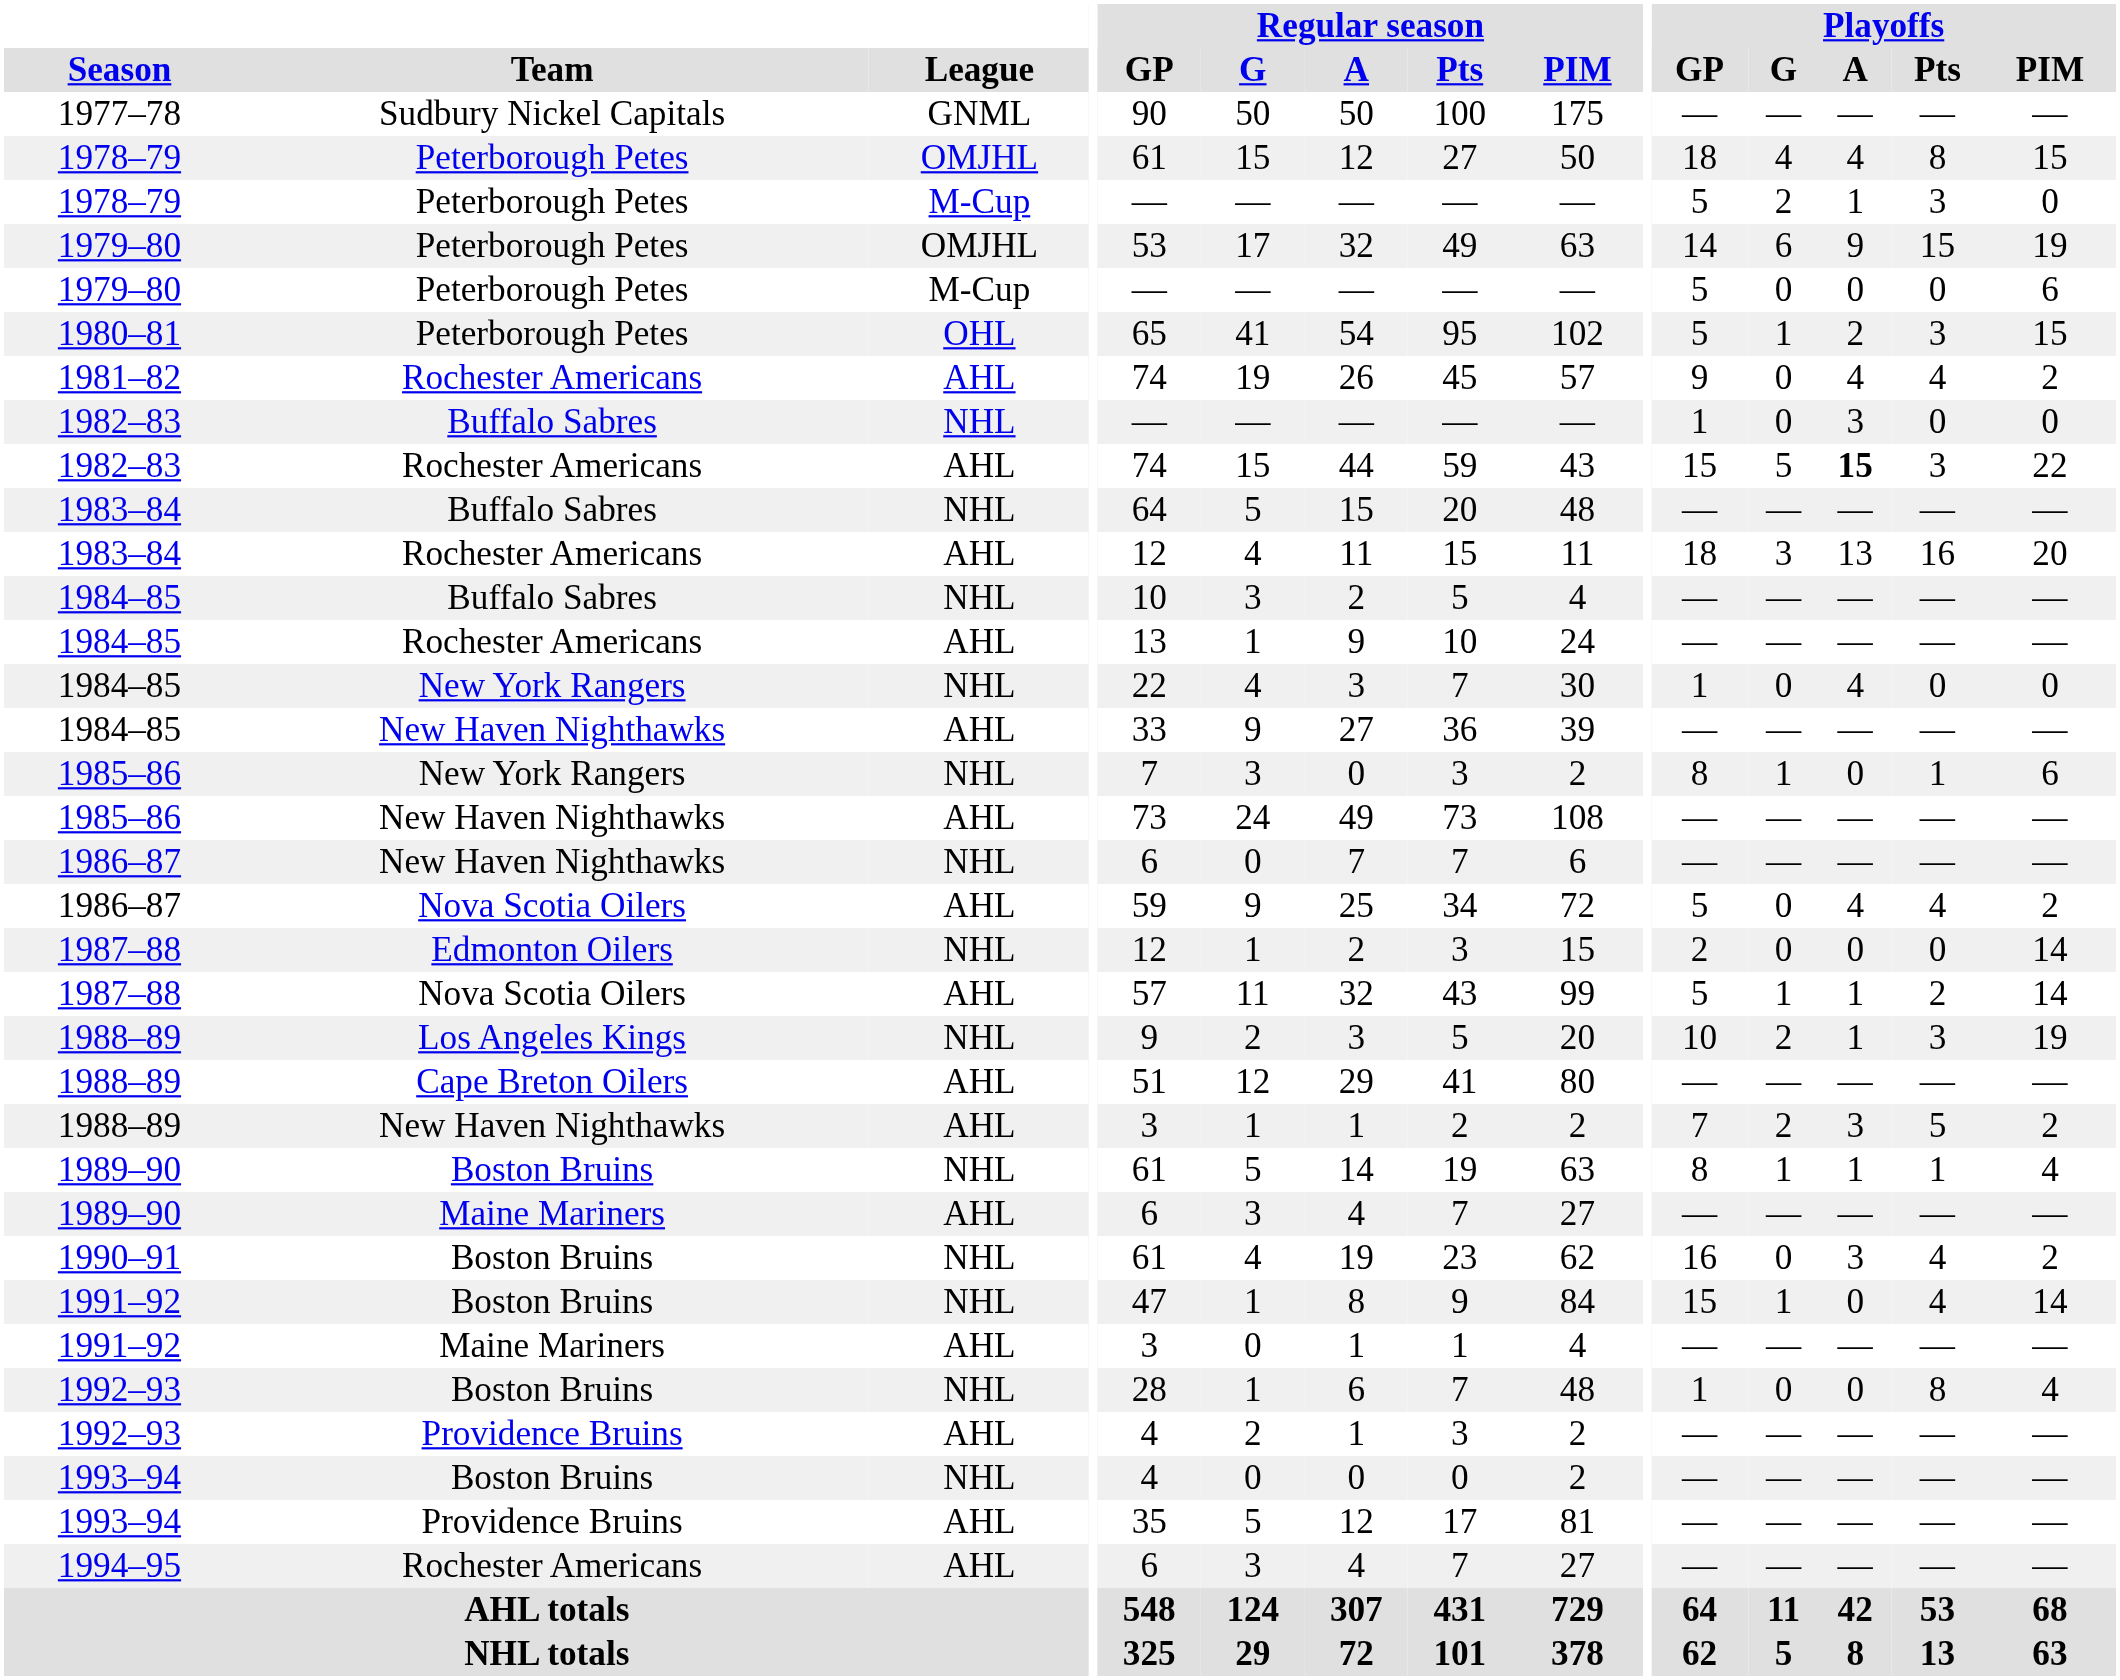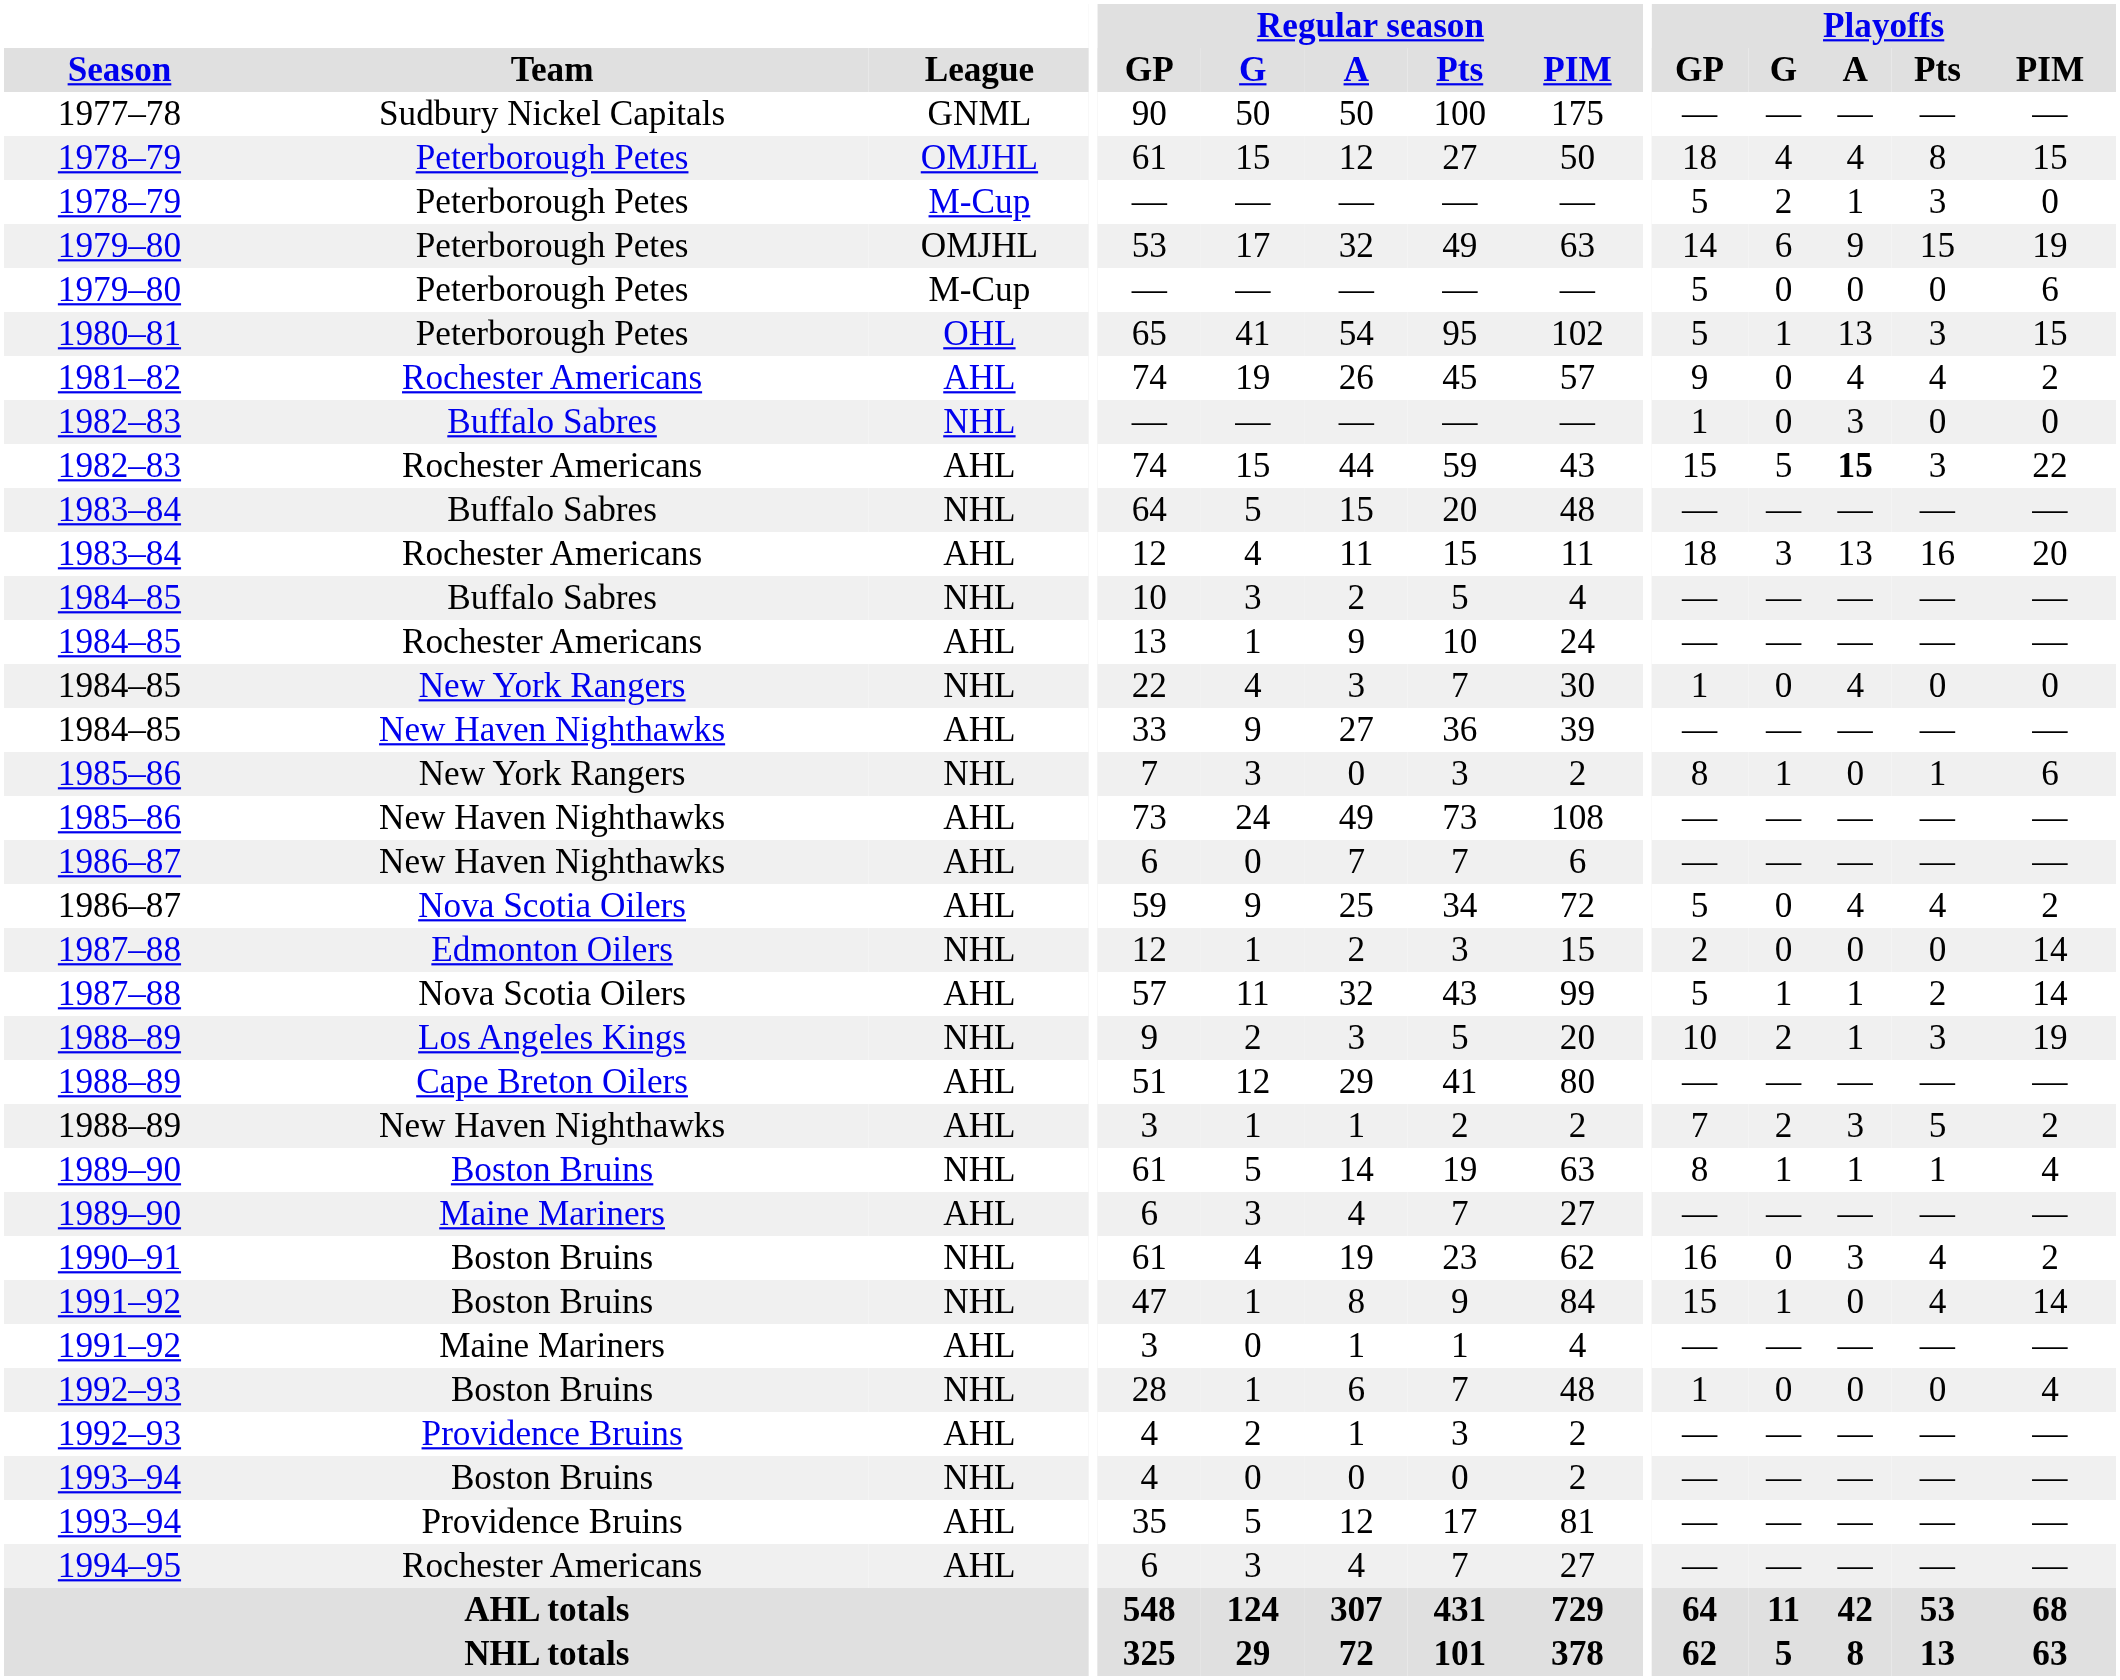(1855, 333) 2 -> (1855, 333) 13
(979, 861) NHL -> (979, 861) AHL
(1937, 1389) 8 -> (1937, 1389) 0
